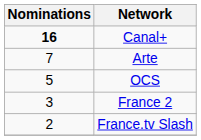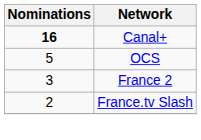- row: (145, 59)
